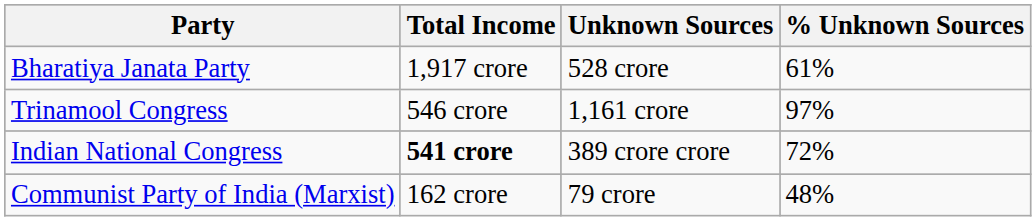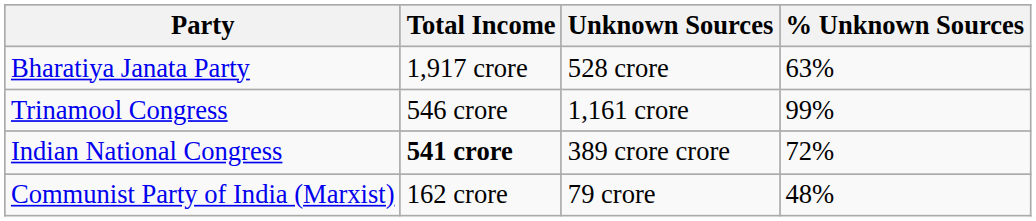(810, 67) 61% -> (810, 67) 63%
(810, 109) 97% -> (810, 109) 99%
